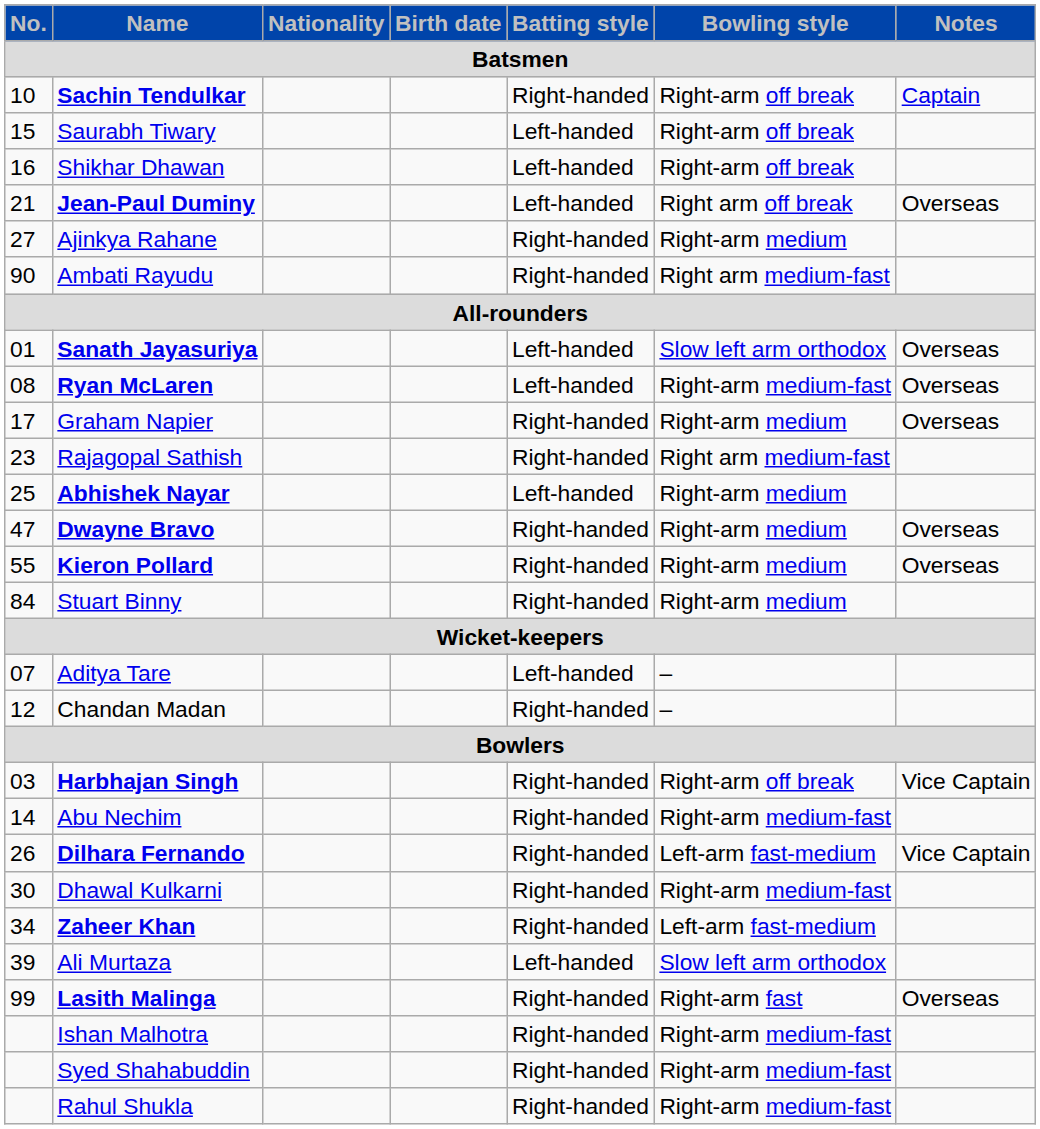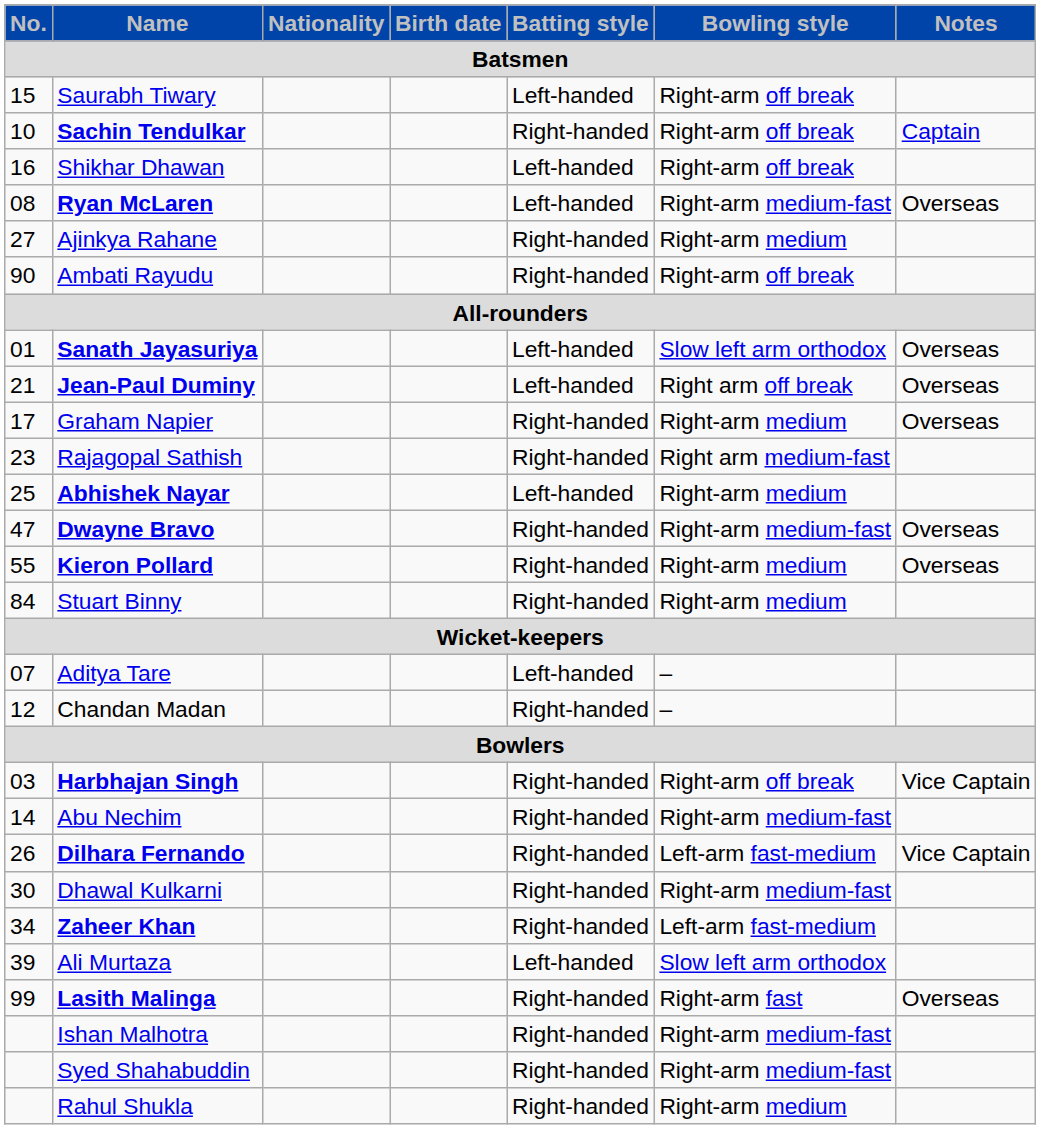rows swapped: (151, 95) <-> (136, 131)
rows swapped: (156, 203) <-> (135, 384)
(775, 276) Right arm medium-fast -> (757, 276) Right-arm off break
(753, 528) Right-arm medium -> (775, 528) Right-arm medium-fast
(775, 1106) Right-arm medium-fast -> (753, 1106) Right-arm medium
